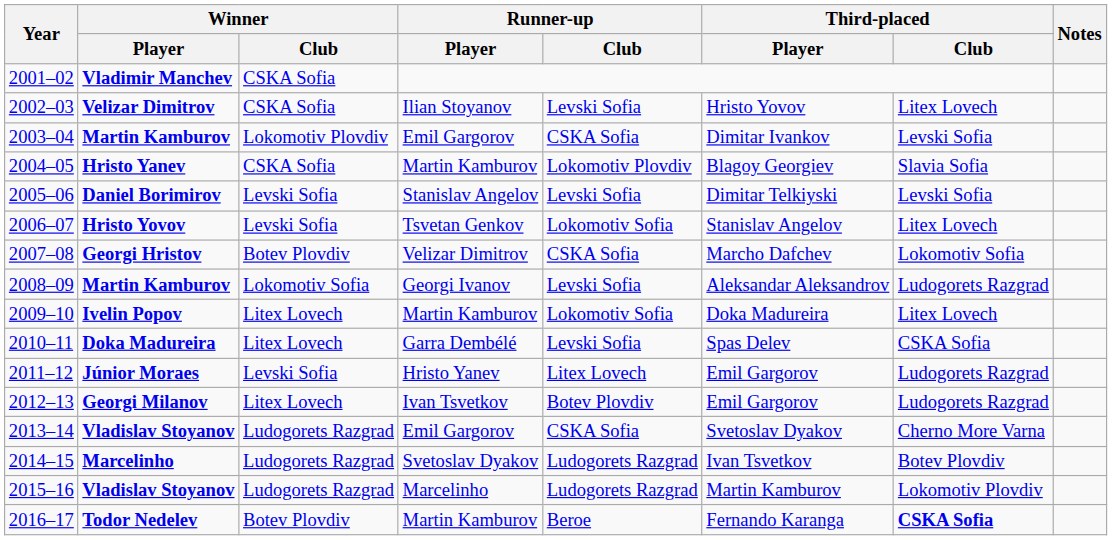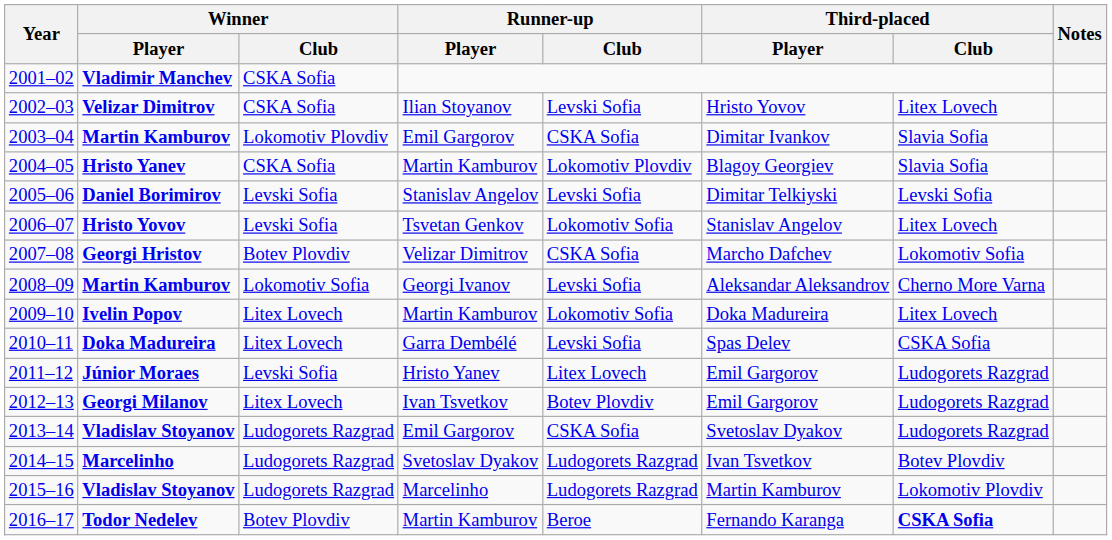(945, 136) Levski Sofia -> (943, 136) Slavia Sofia
(973, 284) Ludogorets Razgrad -> (971, 284) Cherno More Varna
(971, 431) Cherno More Varna -> (973, 431) Ludogorets Razgrad
